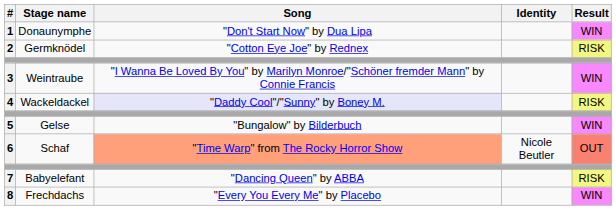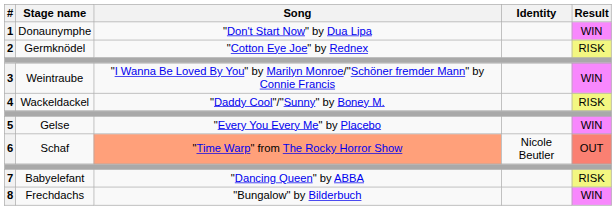(297, 102) lavender background -> (297, 102) no background
(297, 125) "Bungalow" by Bilderbuch -> (297, 125) "Every You Every Me" by Placebo
(297, 196) "Every You Every Me" by Placebo -> (297, 196) "Bungalow" by Bilderbuch
